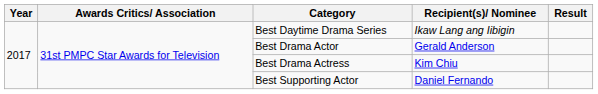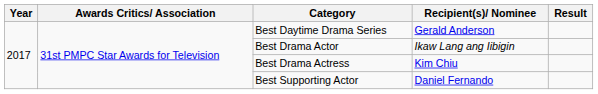(465, 30) Ikaw Lang ang Iibigin -> (454, 30) Gerald Anderson
(454, 47) Gerald Anderson -> (465, 47) Ikaw Lang ang Iibigin
